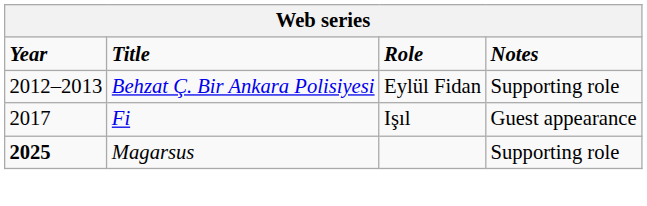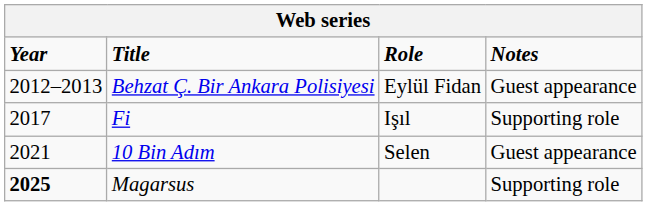(555, 86) Supporting role -> (564, 86) Guest appearance
(564, 119) Guest appearance -> (555, 119) Supporting role
+ row: (163, 151)
